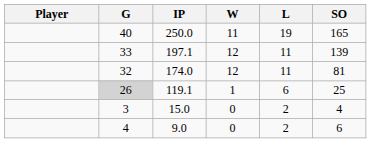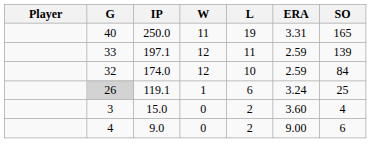+ column: (296, 14)
(286, 71) 11 -> (250, 71) 10
(339, 71) 81 -> (343, 71) 84
